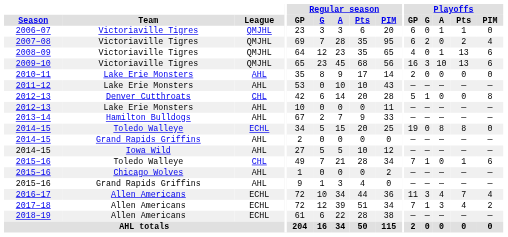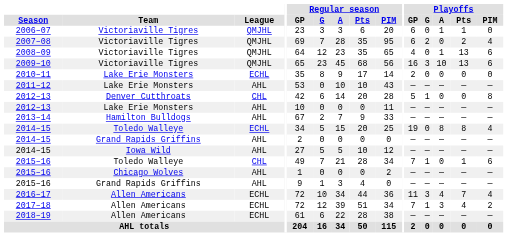(259, 75) AHL -> (259, 75) ECHL
(490, 129) 0 -> (490, 129) 4
